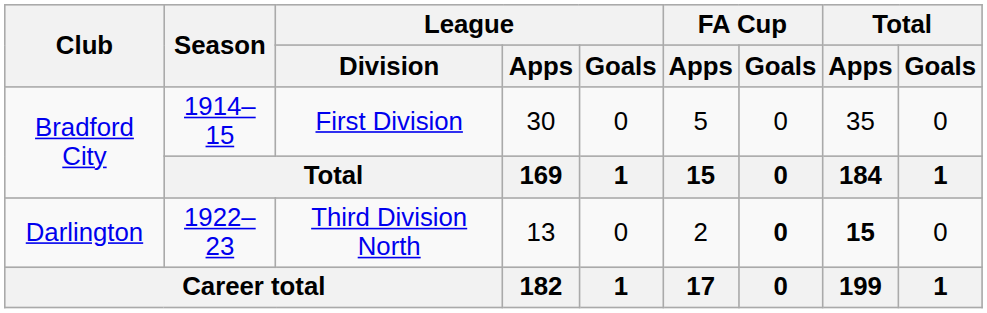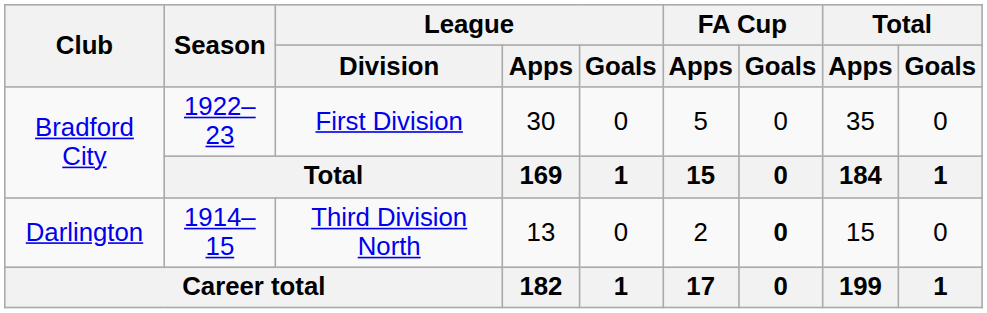(220, 121) 1914–15 -> (220, 121) 1922–23
(220, 231) 1922–23 -> (220, 231) 1914–15
(860, 231) bold -> (860, 231) normal
